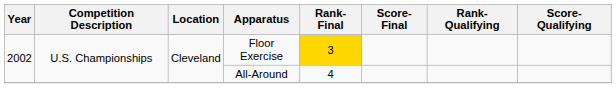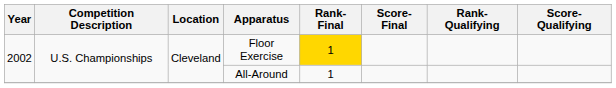(331, 50) 3 -> (331, 50) 1
(331, 74) 4 -> (331, 74) 1
